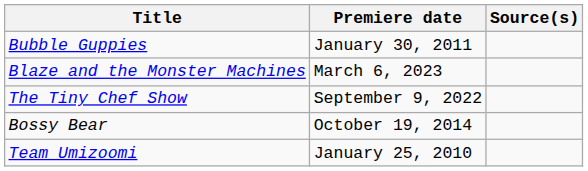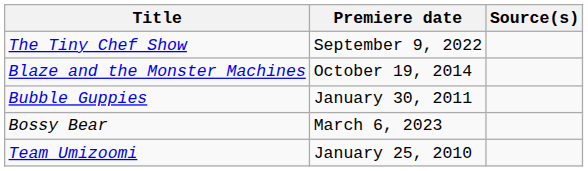rows swapped: (78, 45) <-> (98, 99)
(378, 72) March 6, 2023 -> (393, 72) October 19, 2014
(393, 126) October 19, 2014 -> (378, 126) March 6, 2023
